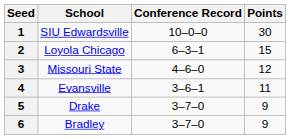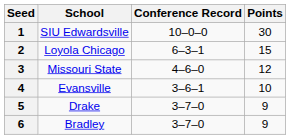(265, 87) 11 -> (265, 87) 10
